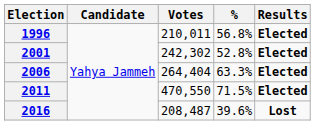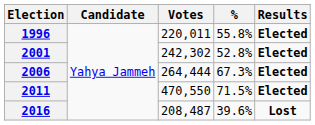(186, 33) 210,011 -> (186, 33) 220,011
(234, 33) 56.8% -> (234, 33) 55.8%
(186, 72) 264,404 -> (186, 72) 264,444
(234, 72) 63.3% -> (234, 72) 67.3%
